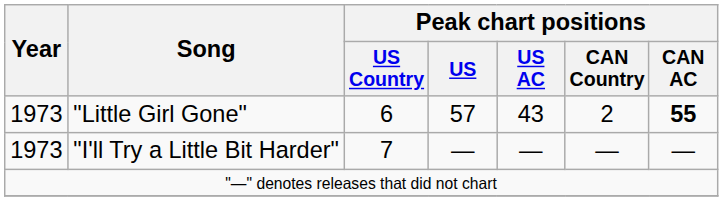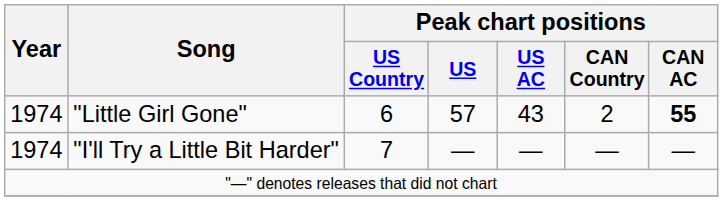(36, 113) 1973 -> (36, 113) 1974
(36, 151) 1973 -> (36, 151) 1974
